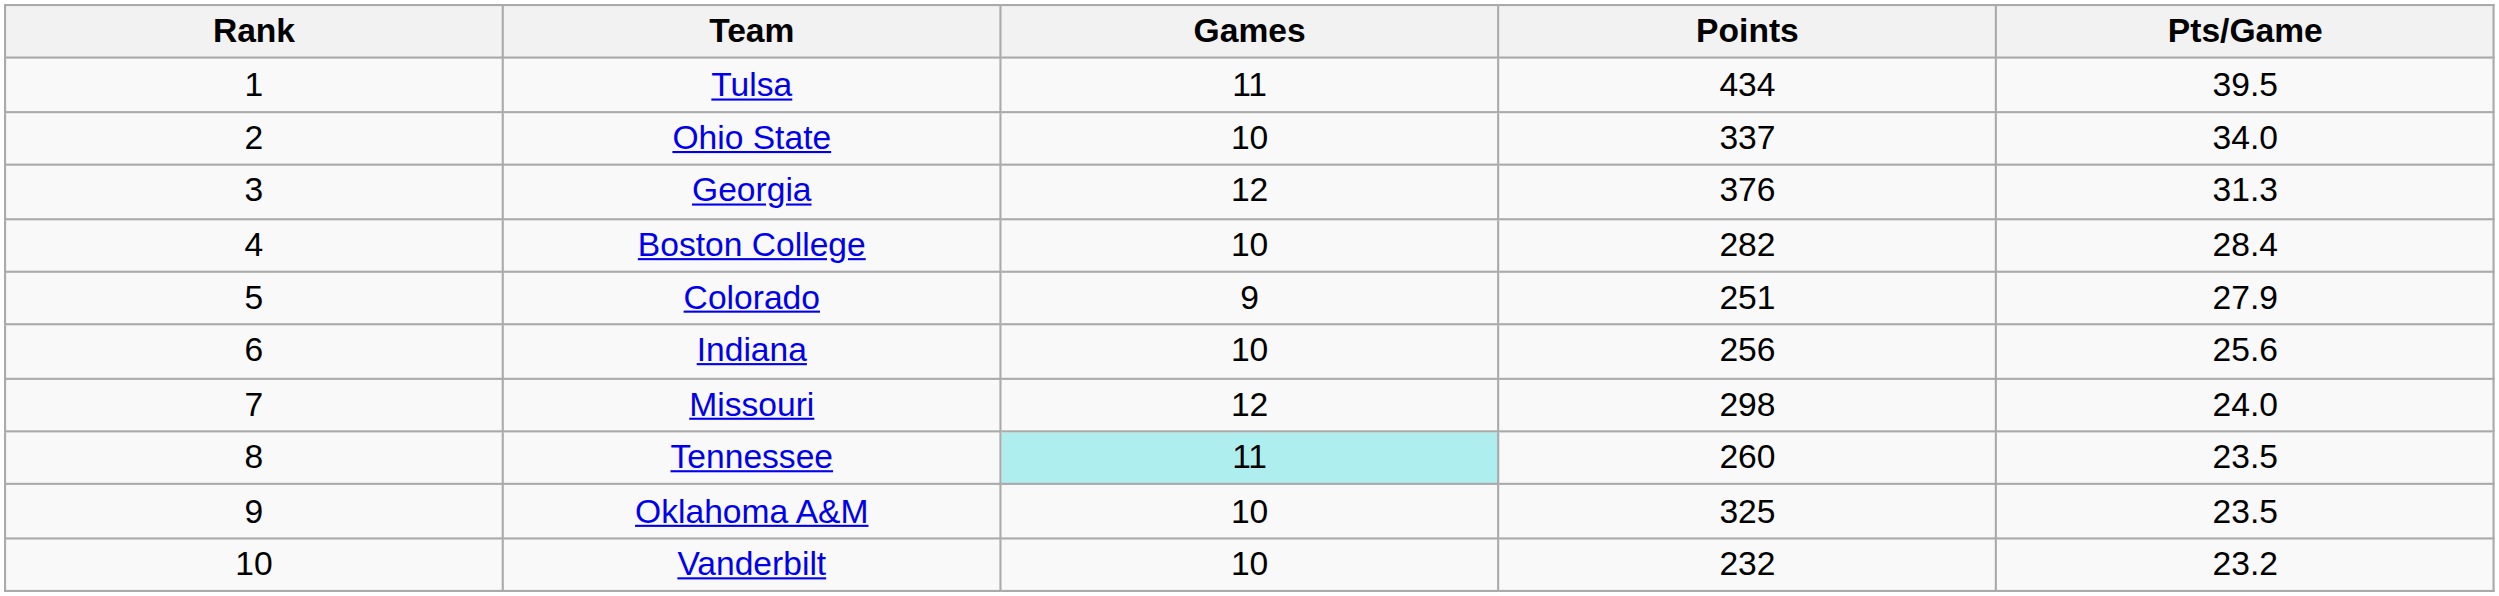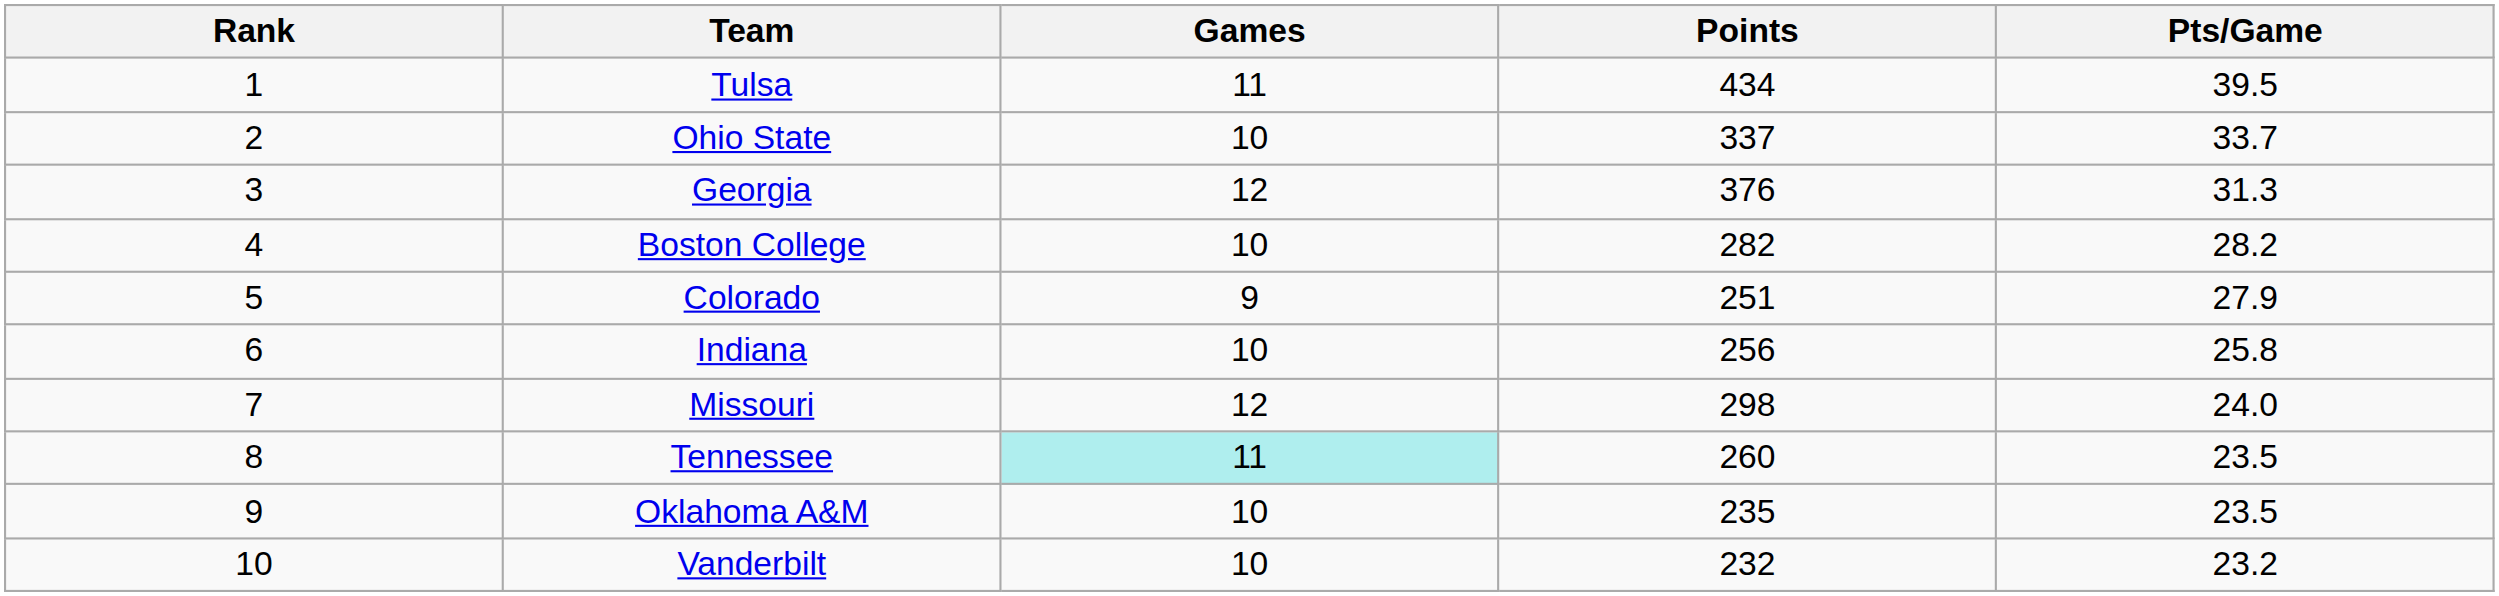(2245, 137) 34.0 -> (2245, 137) 33.7
(2245, 244) 28.4 -> (2245, 244) 28.2
(2245, 350) 25.6 -> (2245, 350) 25.8
(1747, 510) 325 -> (1747, 510) 235
